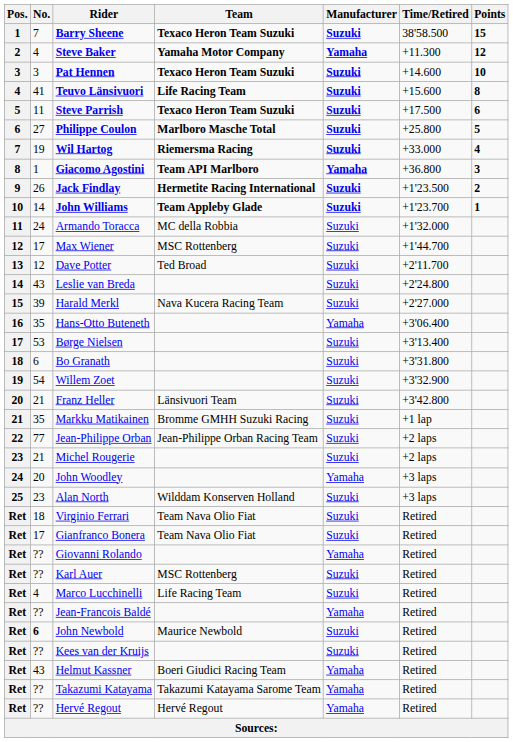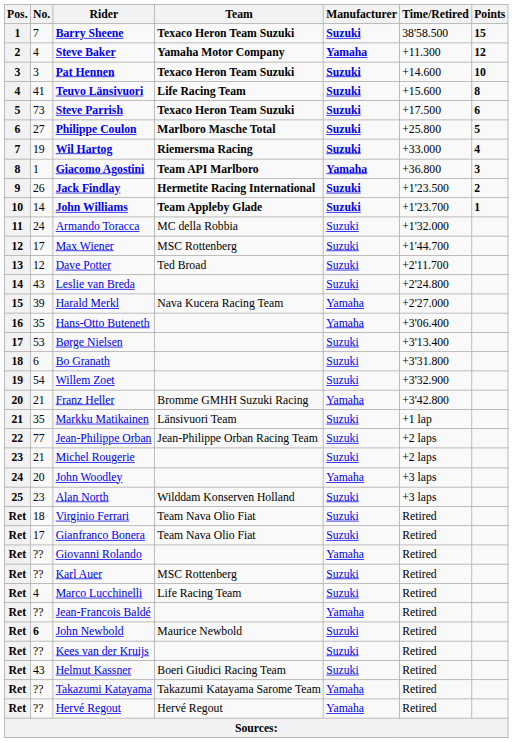(39, 110) 11 -> (39, 110) 73
(342, 303) Suzuki -> (345, 303) Yamaha
(197, 400) Länsivuori Team -> (233, 400) Bromme GMHH Suzuki Racing
(342, 400) Suzuki -> (345, 400) Yamaha
(233, 419) Bromme GMHH Suzuki Racing -> (197, 419) Länsivuori Team
(345, 670) Yamaha -> (342, 670) Suzuki
